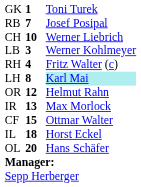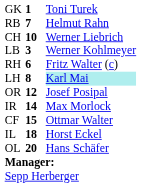(77, 22) Josef Posipal -> (77, 22) Helmut Rahn
(28, 64) 4 -> (28, 64) 6
(77, 92) Helmut Rahn -> (77, 92) Josef Posipal
(31, 106) 13 -> (31, 106) 14
